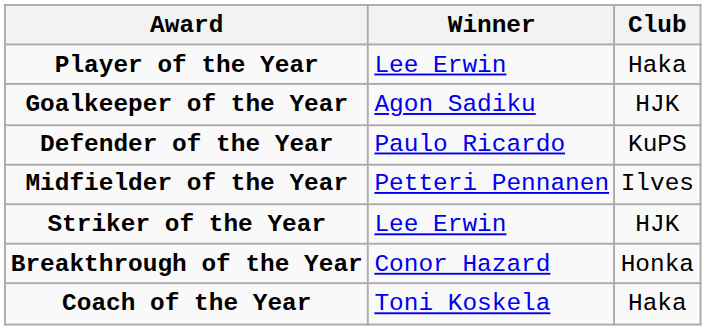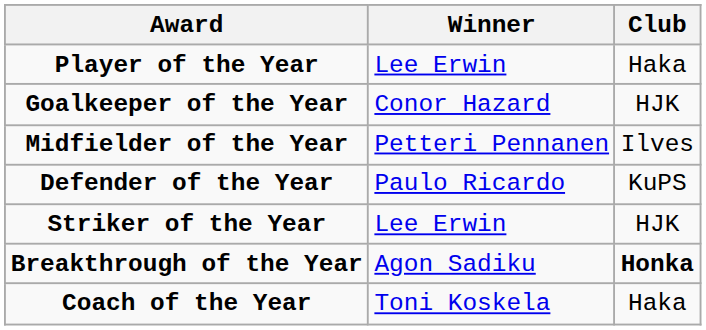(455, 105) Agon Sadiku -> (462, 105) Conor Hazard
rows swapped: (187, 144) <-> (187, 184)
(462, 264) Conor Hazard -> (455, 264) Agon Sadiku
(657, 264) normal -> (657, 264) bold
